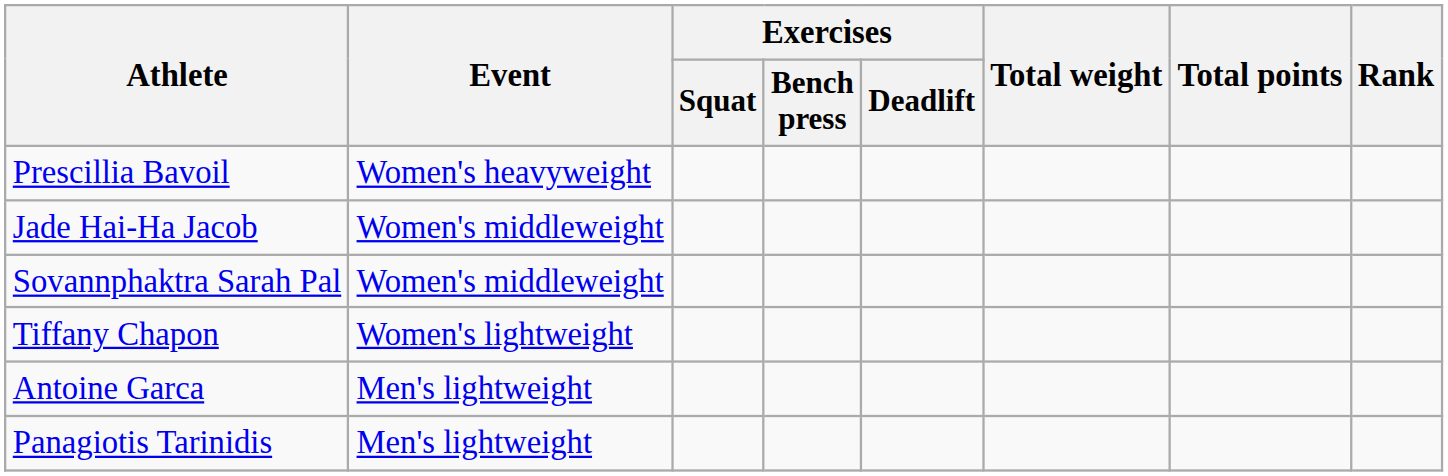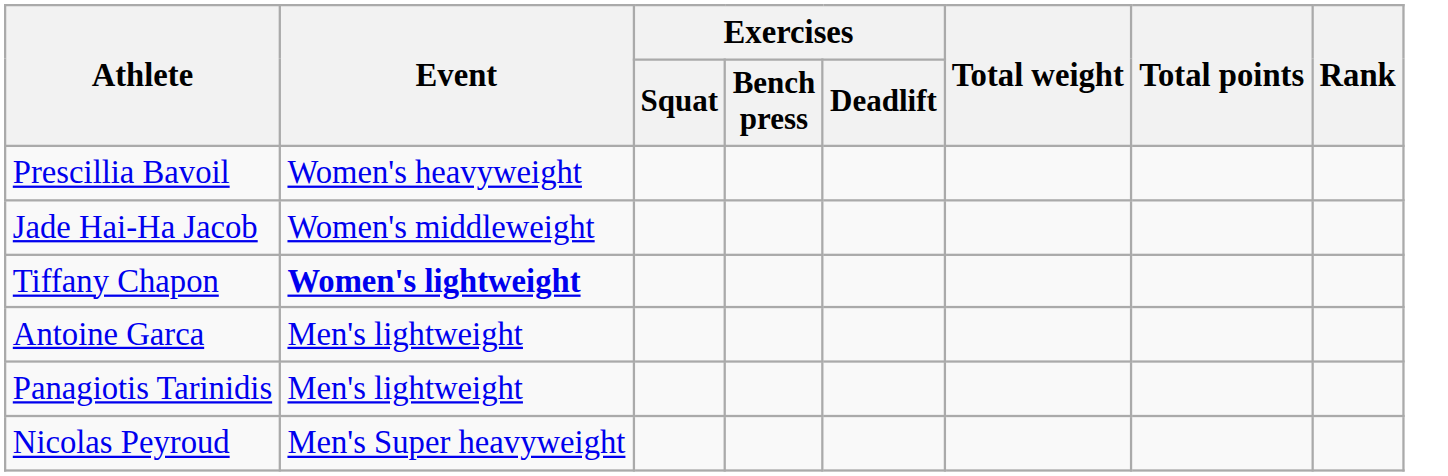- row: (177, 280)
(495, 334) normal -> (434, 280) bold
+ row: (121, 442)
